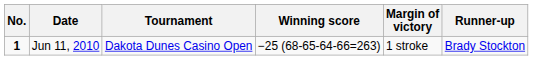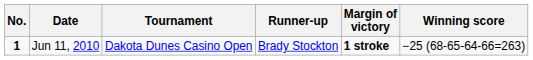columns swapped: (319, 21) <-> (485, 21)
(407, 46) normal -> (366, 46) bold
